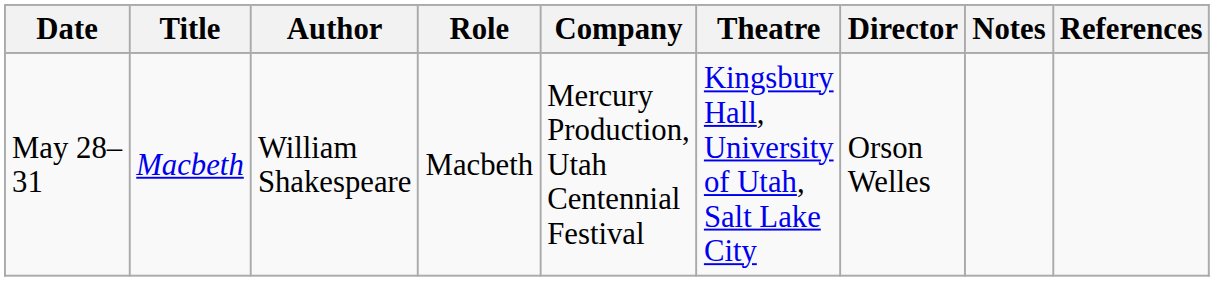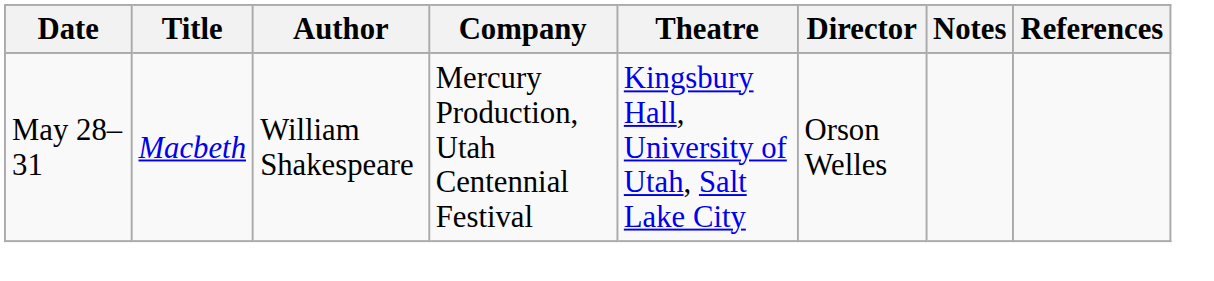- column: (479, 28)
